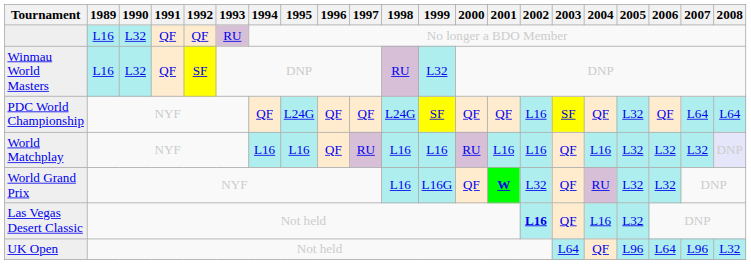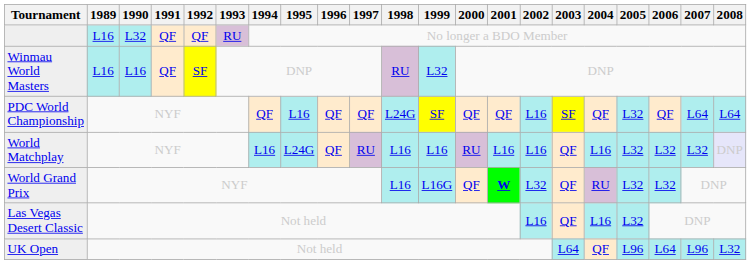(135, 71) L32 -> (135, 71) L16
(299, 114) L24G -> (299, 114) L16
(299, 149) L16 -> (299, 149) L24G
(536, 220) bold -> (536, 220) normal
